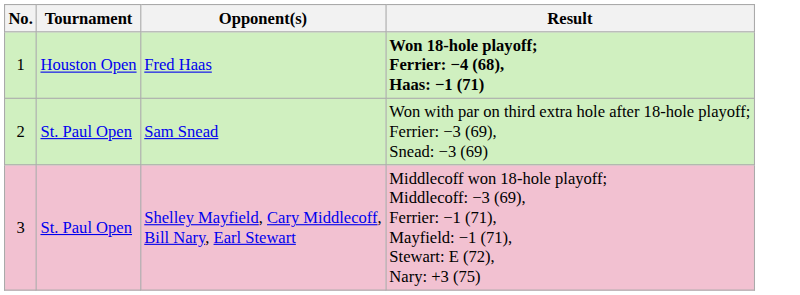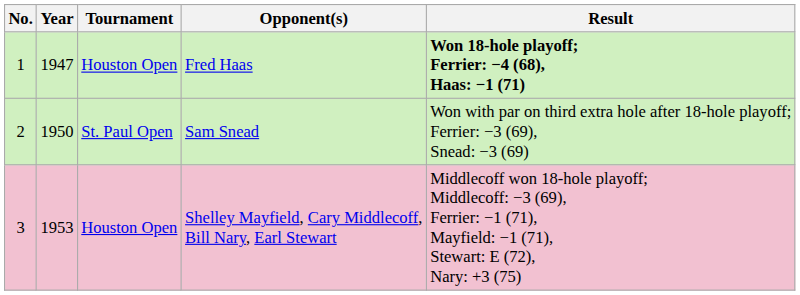+ column: (57, 18)
(86, 227) St. Paul Open -> (129, 227) Houston Open
